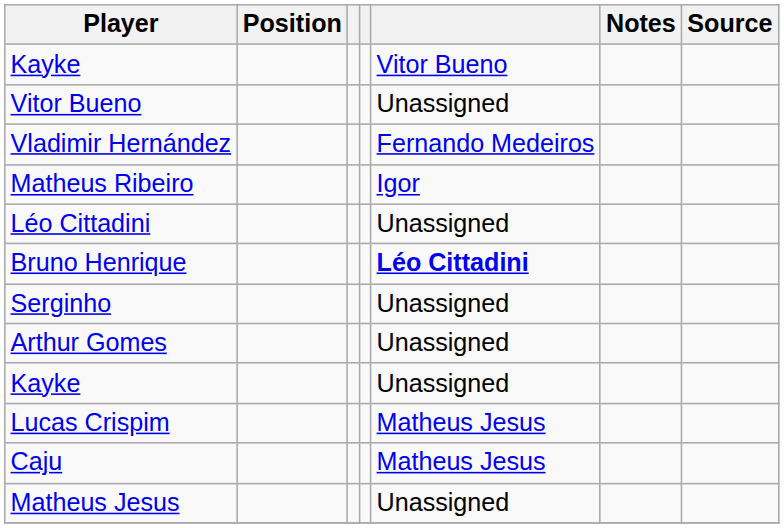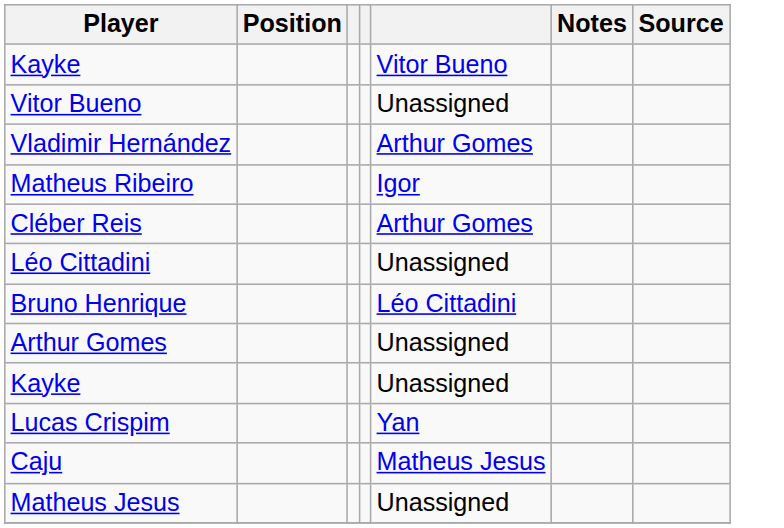(485, 143) Fernando Medeiros -> (455, 143) Arthur Gomes
+ row: (76, 223)
(453, 263) bold -> (446, 303) normal
- row: (61, 303)
(461, 422) Matheus Jesus -> (398, 422) Yan
